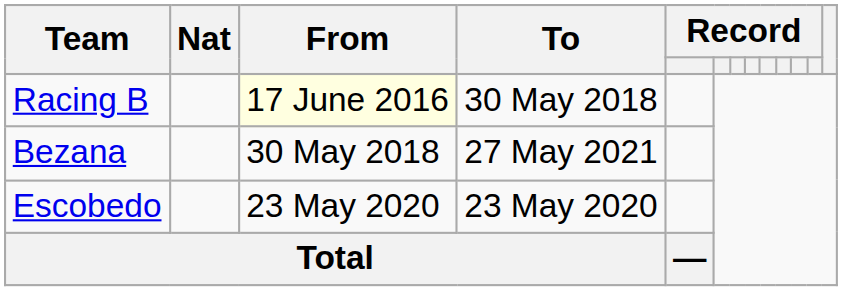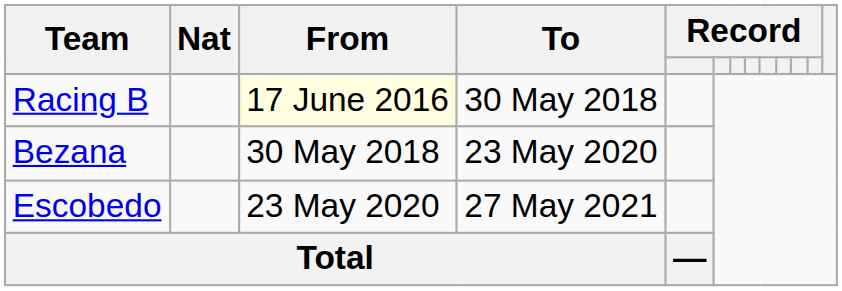(561, 152) 27 May 2021 -> (561, 152) 23 May 2020
(561, 205) 23 May 2020 -> (561, 205) 27 May 2021
